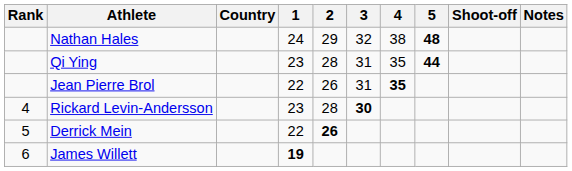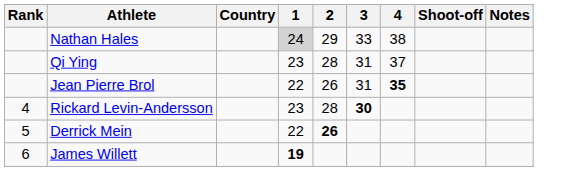- column: (432, 16)
(296, 39) no background -> (296, 39) lightgrey background
(364, 39) 32 -> (364, 39) 33
(398, 62) 35 -> (398, 62) 37
